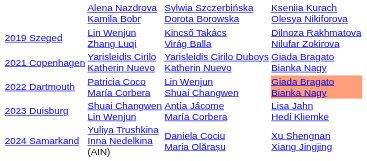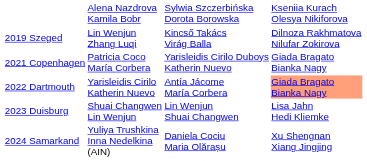(122, 62) Yarisleidis Cirilo Katherin Nuevo -> (119, 62) Patricia Coco María Corbera
(119, 87) Patricia Coco María Corbera -> (122, 87) Yarisleidis Cirilo Katherin Nuevo
(202, 87) Lin Wenjun Shuai Changwen -> (196, 87) Antía Jácome María Corbera
(196, 111) Antía Jácome María Corbera -> (202, 111) Lin Wenjun Shuai Changwen
